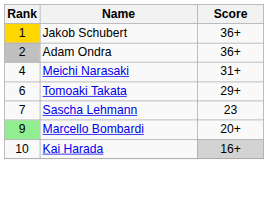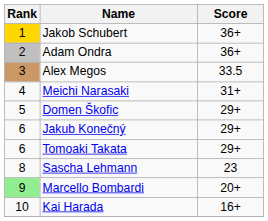+ row: (74, 71)
+ row: (80, 110)
+ row: (84, 129)
(22, 110) 7 -> (22, 168) 8
(231, 149) lightgrey background -> (231, 206) no background
